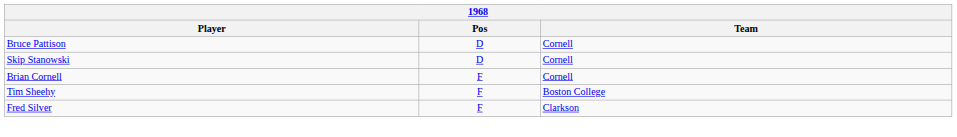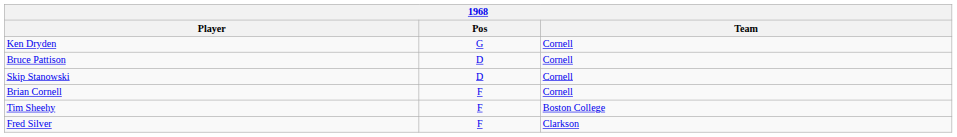+ row: (31, 44)
